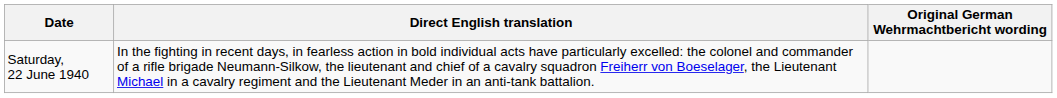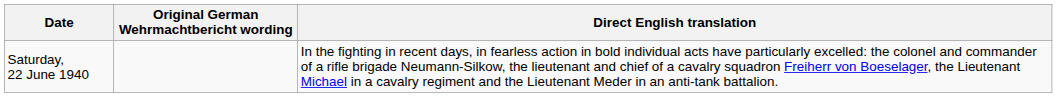columns swapped: (960, 22) <-> (491, 22)
